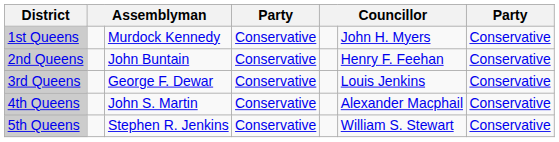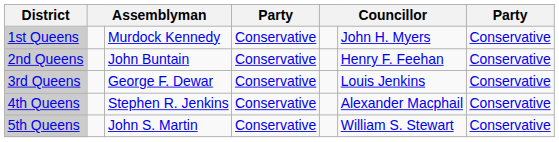(153, 103) John S. Martin -> (168, 103) Stephen R. Jenkins
(168, 125) Stephen R. Jenkins -> (153, 125) John S. Martin
